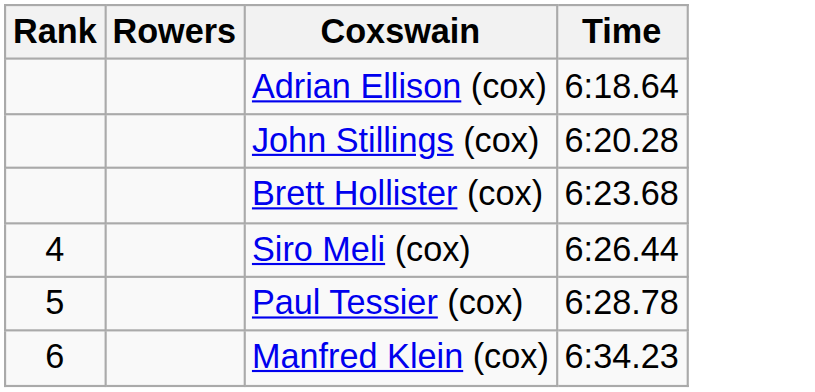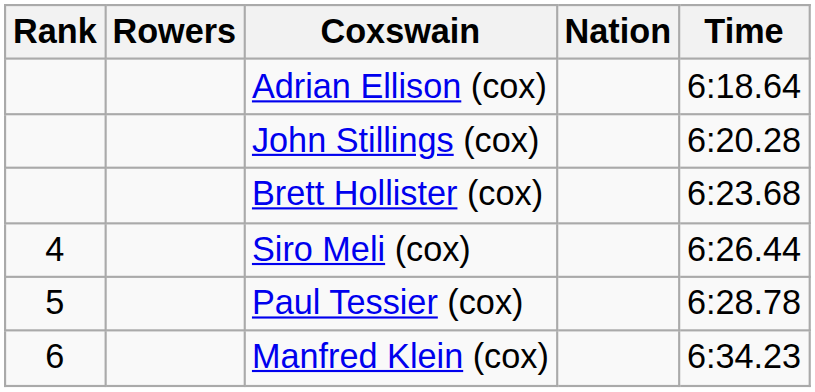+ column: (618, 31)
